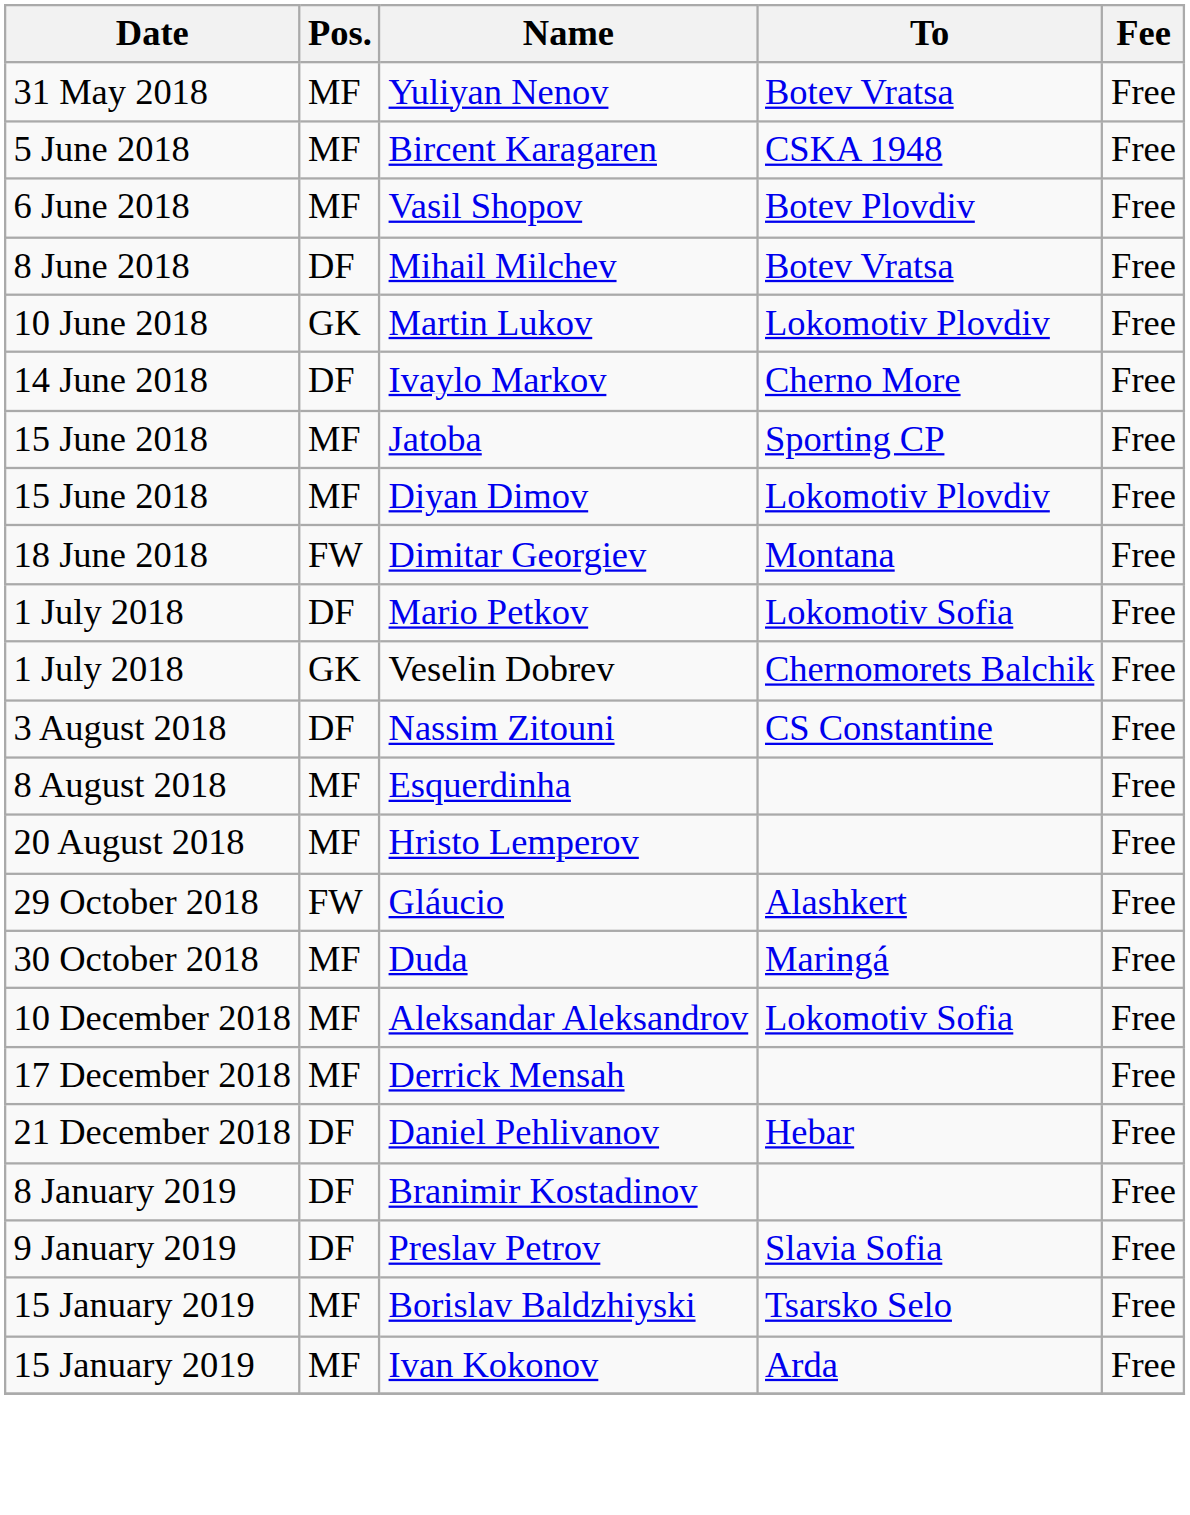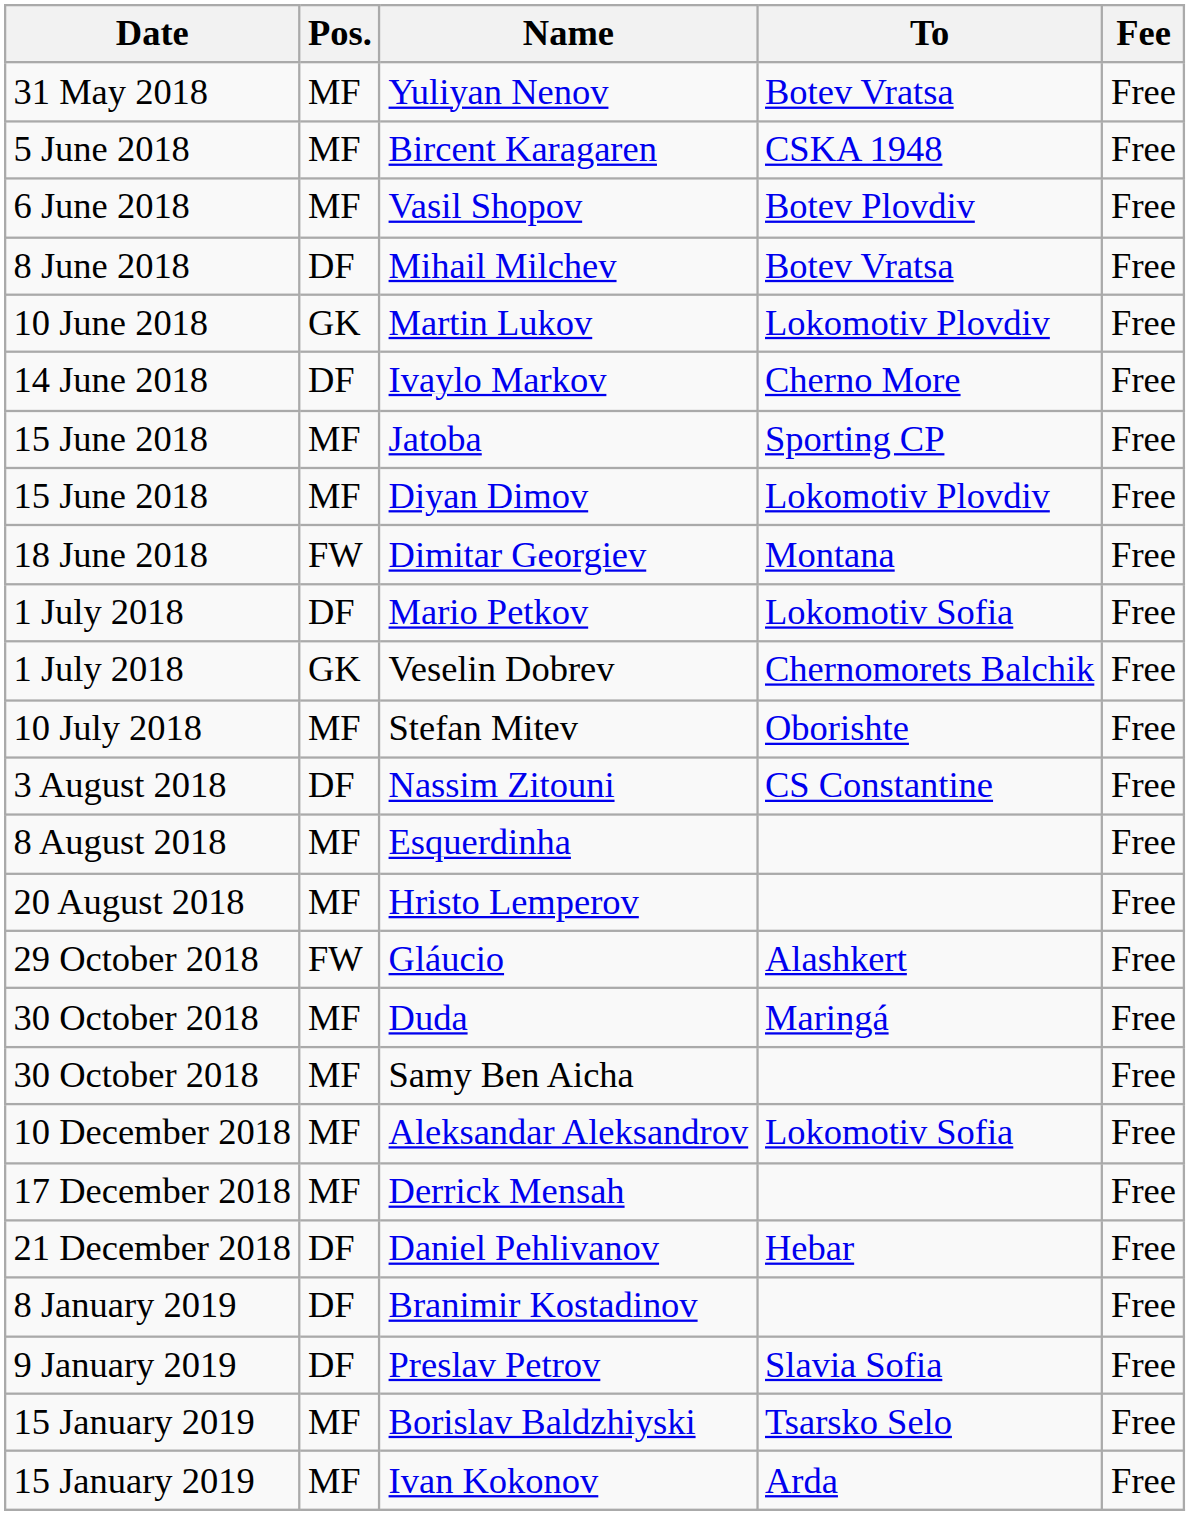+ row: (483, 727)
+ row: (511, 1074)
